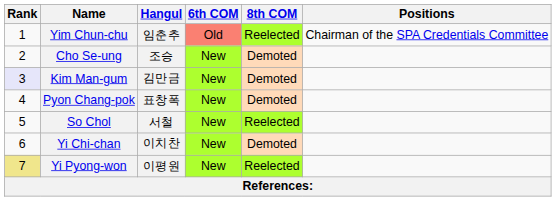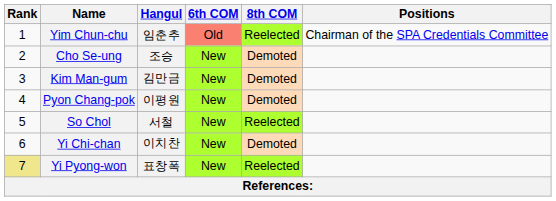(22, 78) lavender background -> (22, 78) no background
(161, 100) 표창폭 -> (161, 100) 이평원
(161, 165) 이평원 -> (161, 165) 표창폭
